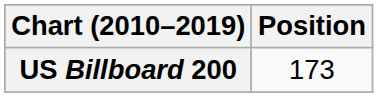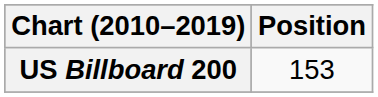(312, 69) 173 -> (312, 69) 153
